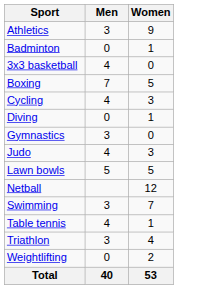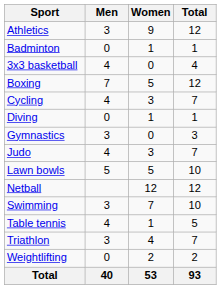+ column: (195, 13)
